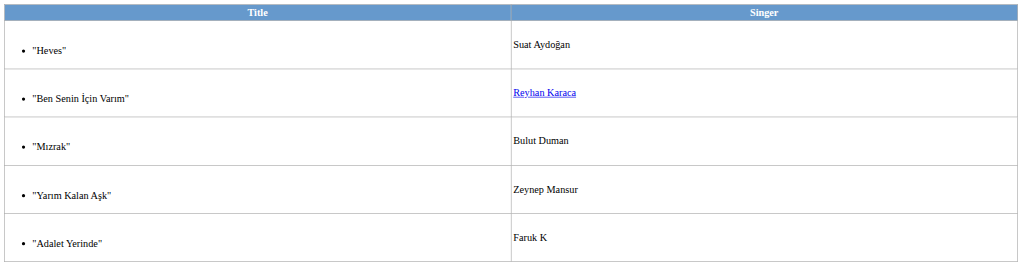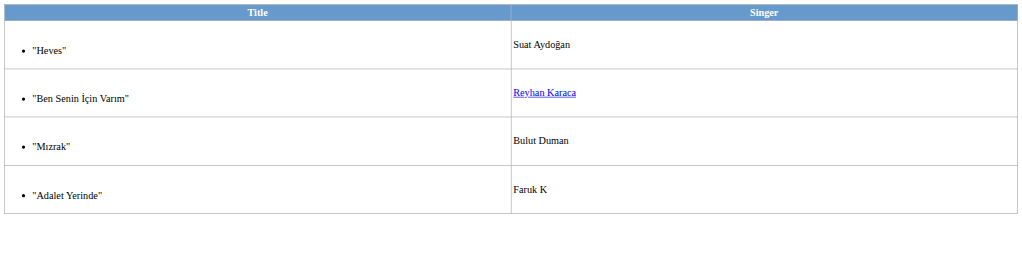- row: (258, 195)
